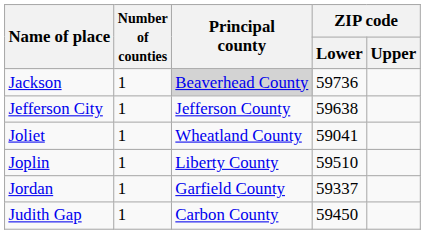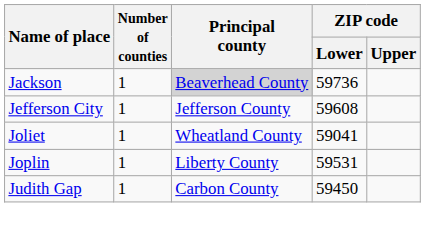(337, 108) 59638 -> (337, 108) 59608
(337, 162) 59510 -> (337, 162) 59531
- row: (31, 188)
